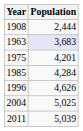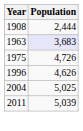(65, 57) 4,201 -> (65, 57) 4,726
- row: (16, 73)
